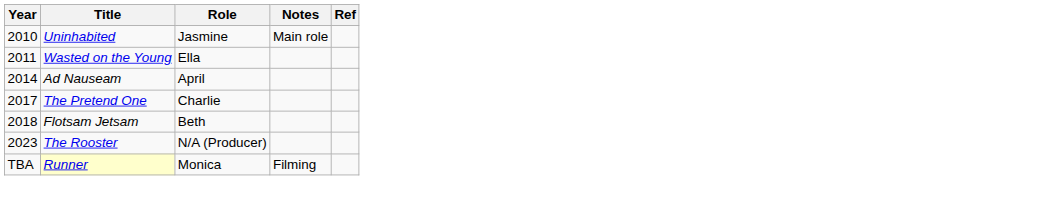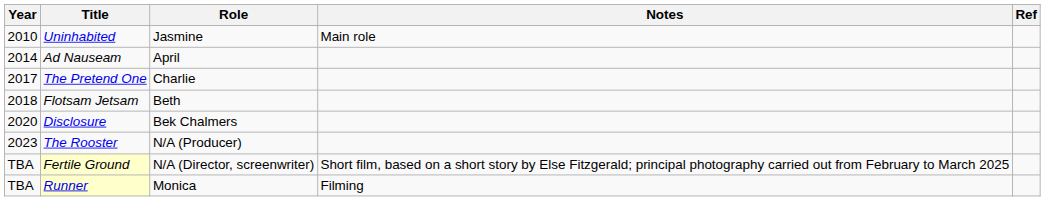- row: (108, 57)
+ row: (75, 121)
+ row: (87, 164)
